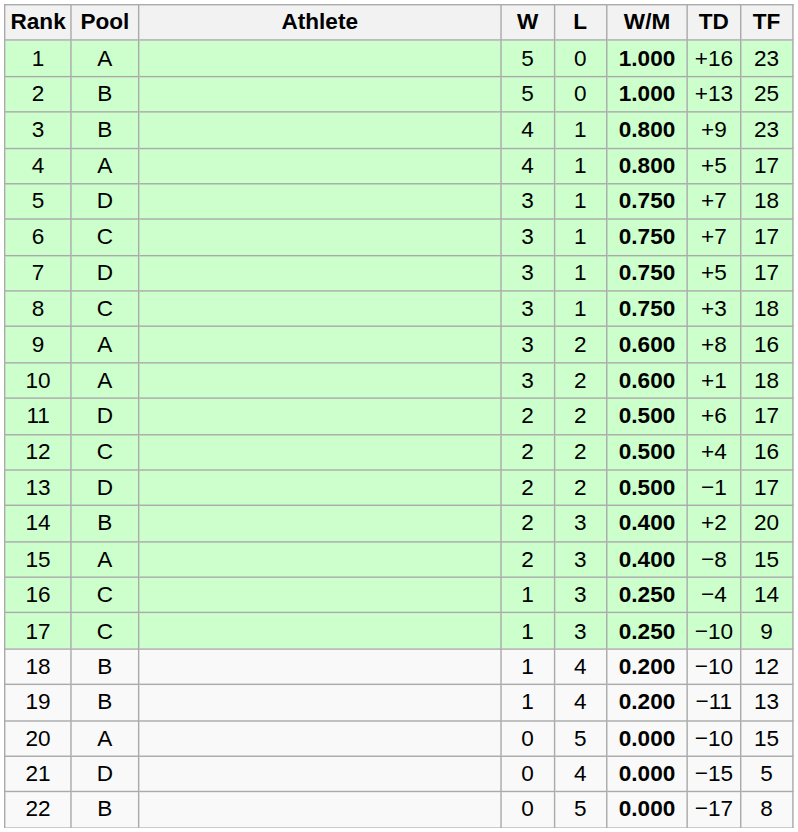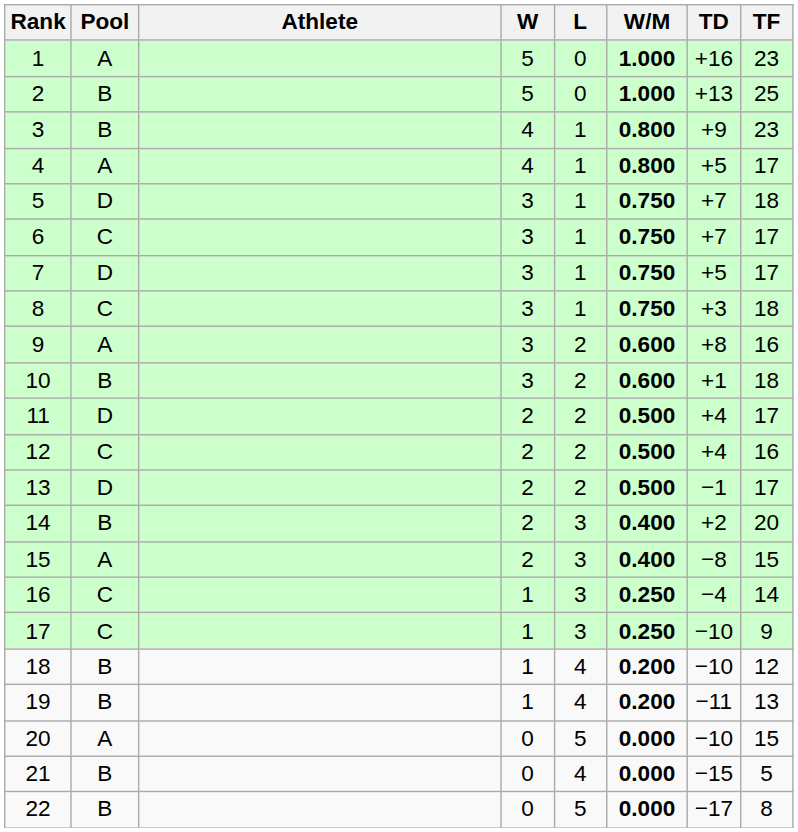(105, 380) A -> (105, 380) B
(714, 415) +6 -> (714, 415) +4
(105, 773) D -> (105, 773) B
